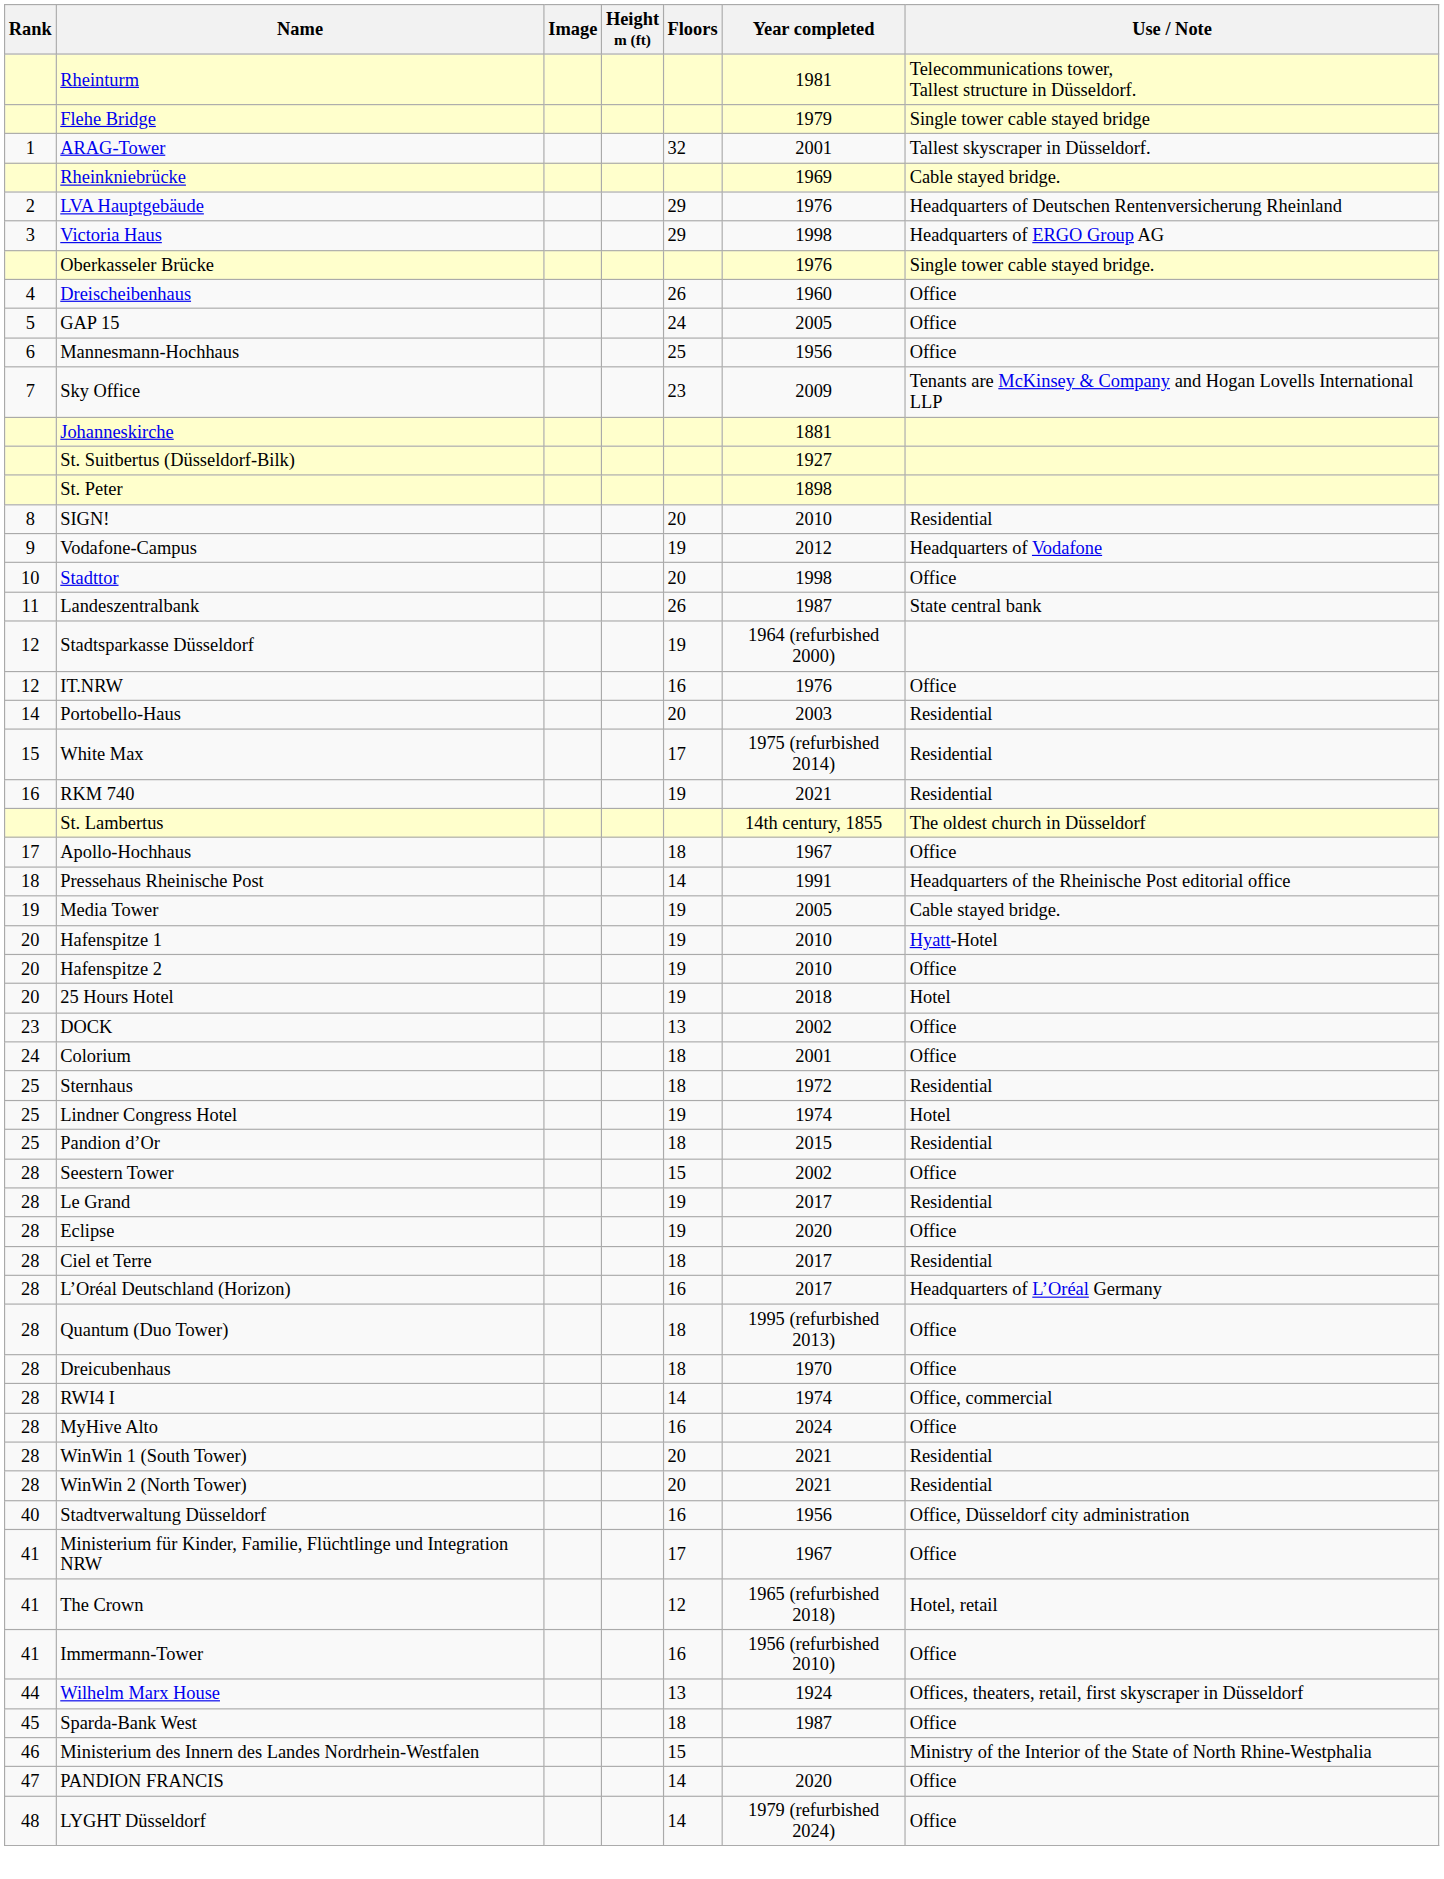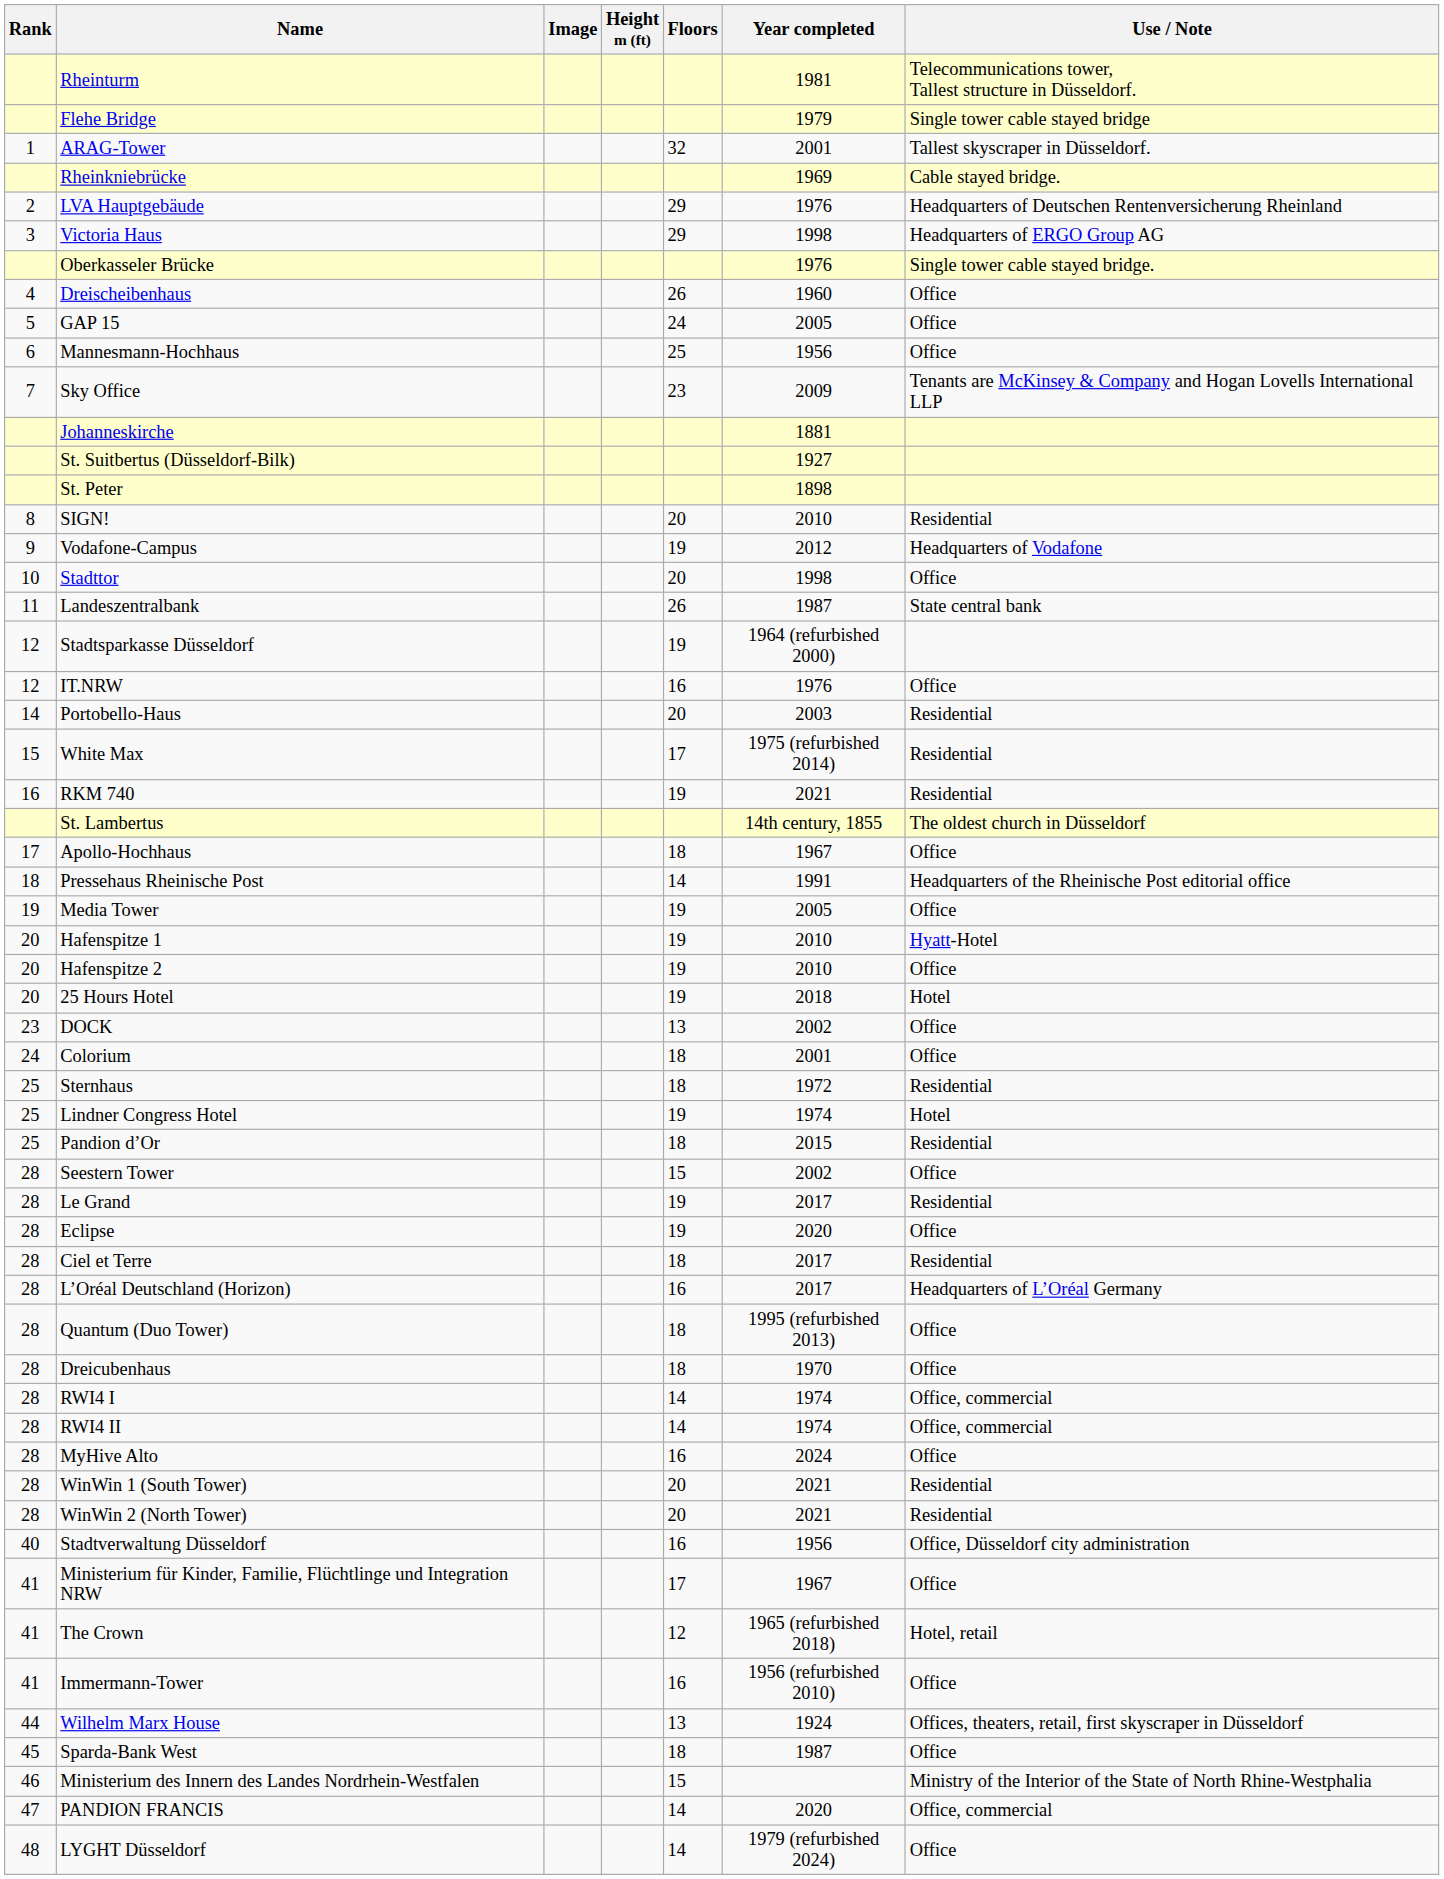(985, 910) Cable stayed bridge. -> (933, 910) Office
+ row: (91, 1427)
(933, 1781) Office -> (981, 1810) Office, commercial
